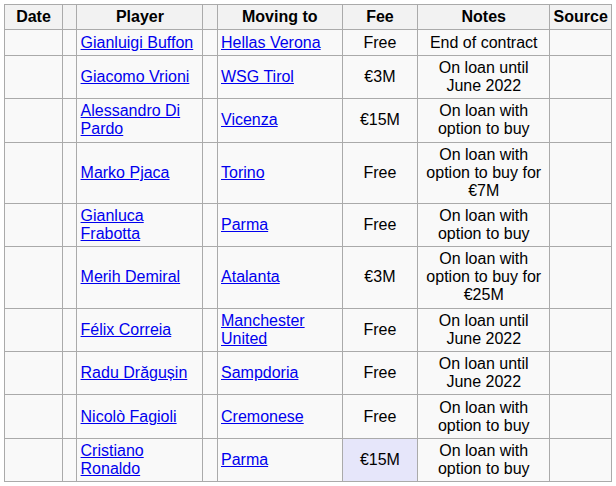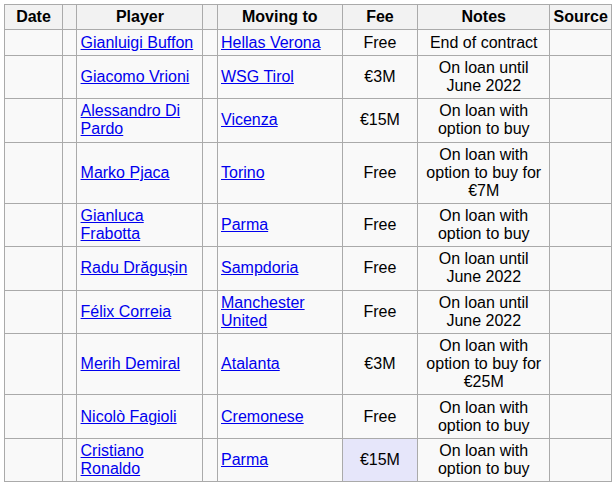rows swapped: (130, 277) <-> (134, 373)
